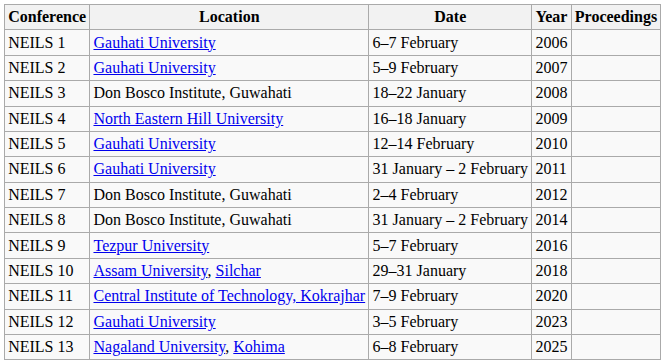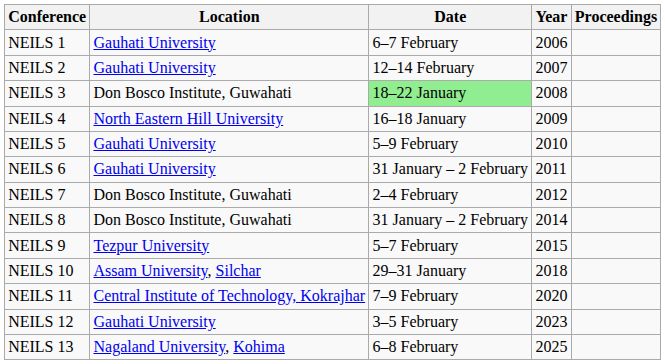(415, 67) 5–9 February -> (423, 67) 12–14 February
(419, 93) no background -> (419, 93) lightgreen background
(423, 144) 12–14 February -> (415, 144) 5–9 February
(551, 245) 2016 -> (551, 245) 2015
